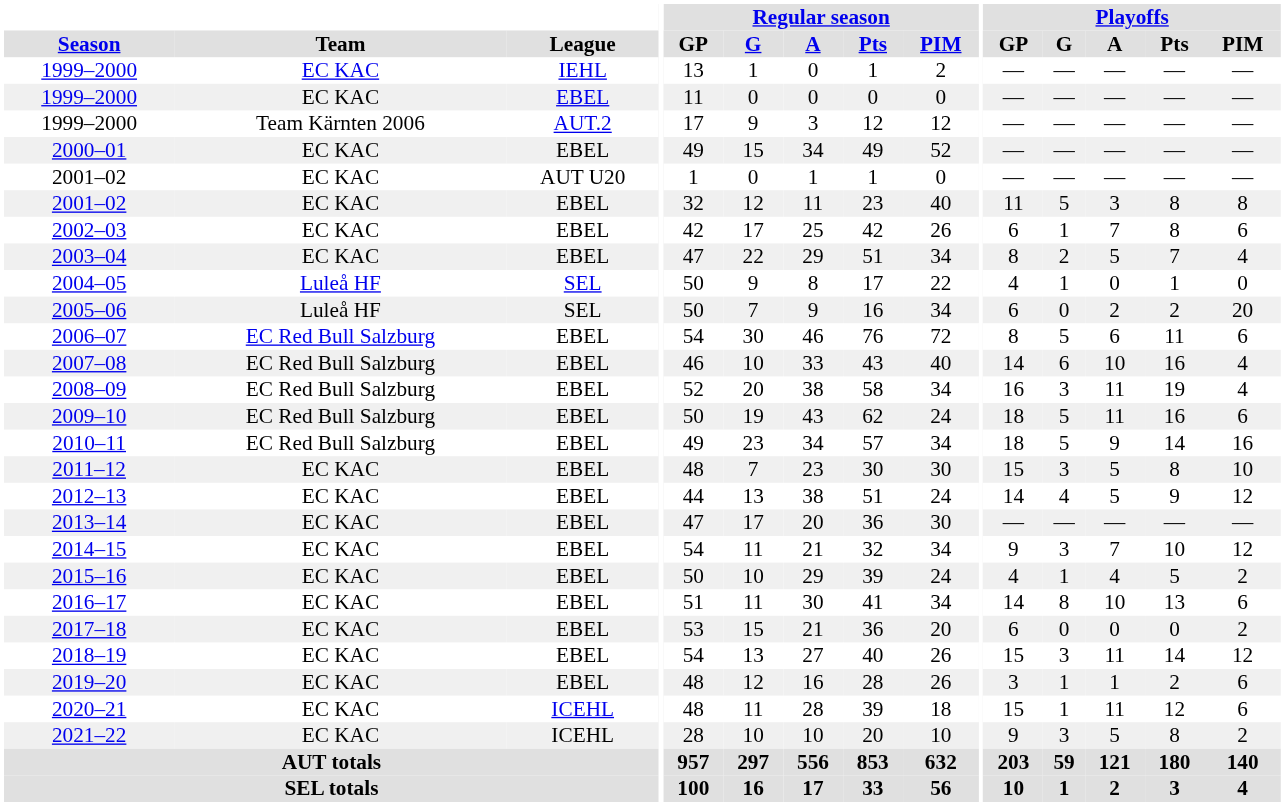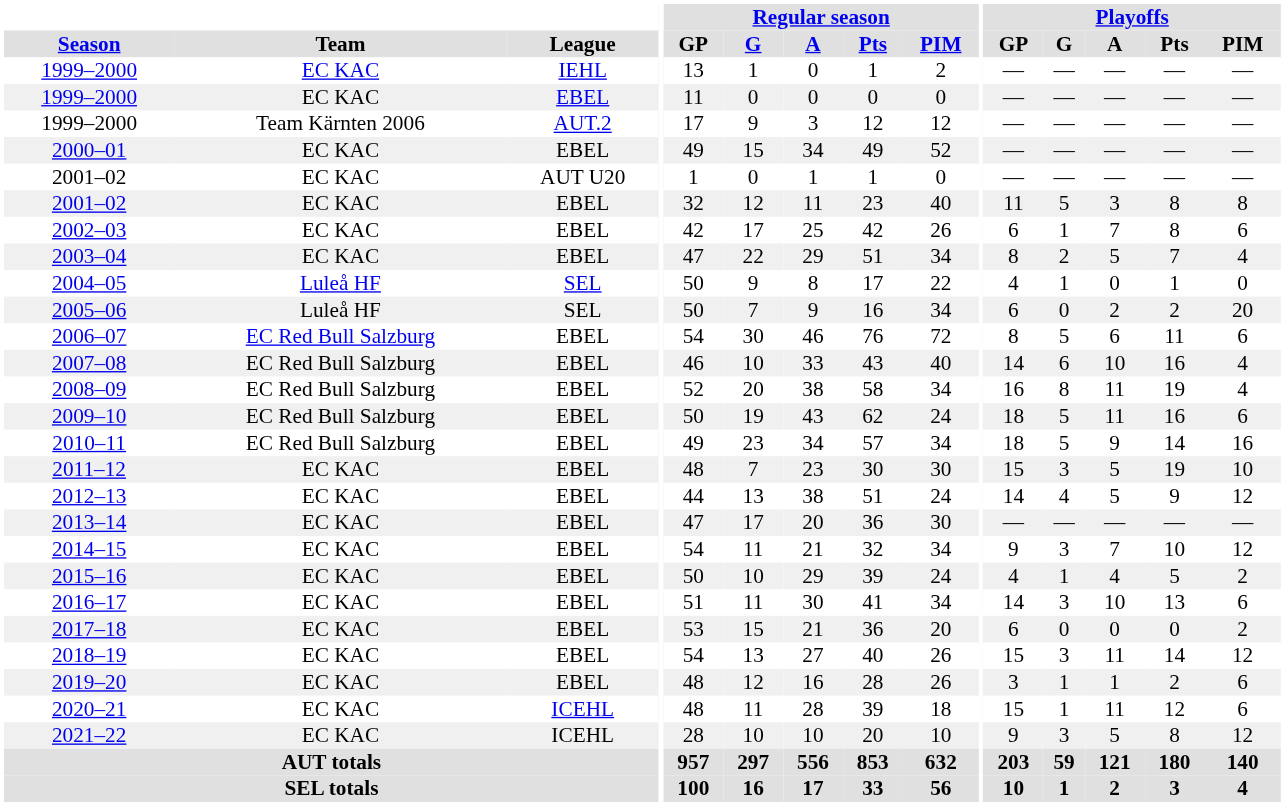(1064, 389) 3 -> (1064, 389) 8
(1174, 469) 8 -> (1174, 469) 19
(1064, 602) 8 -> (1064, 602) 3
(1243, 735) 2 -> (1243, 735) 12
